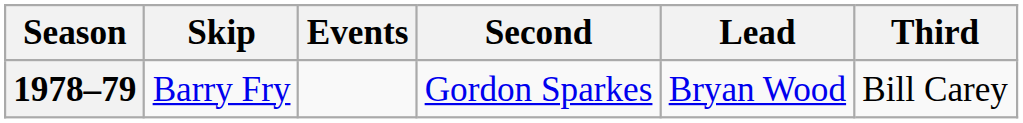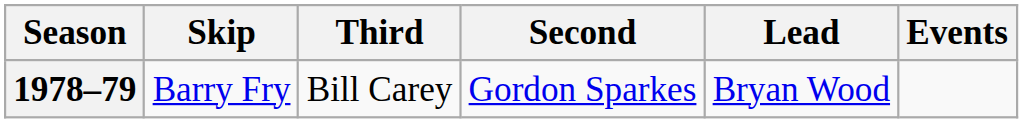columns swapped: (935, 32) <-> (358, 32)
